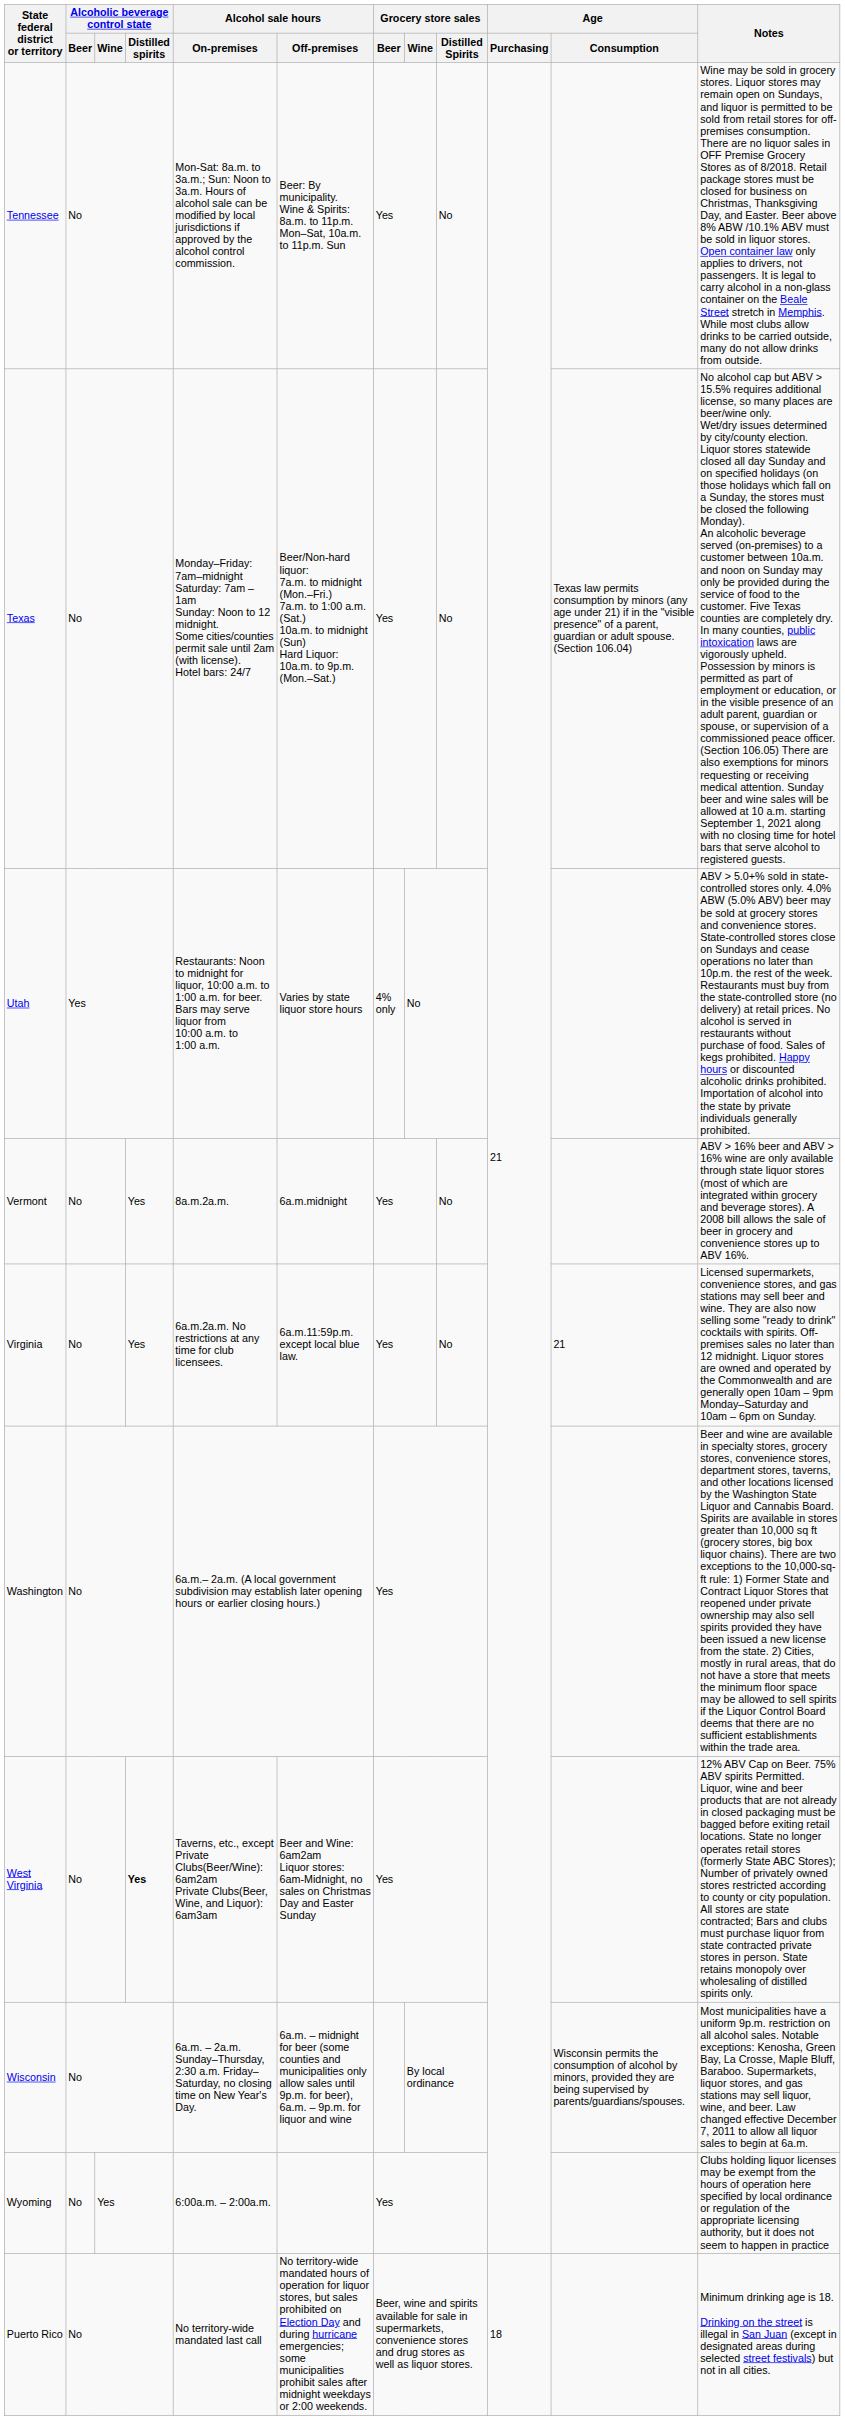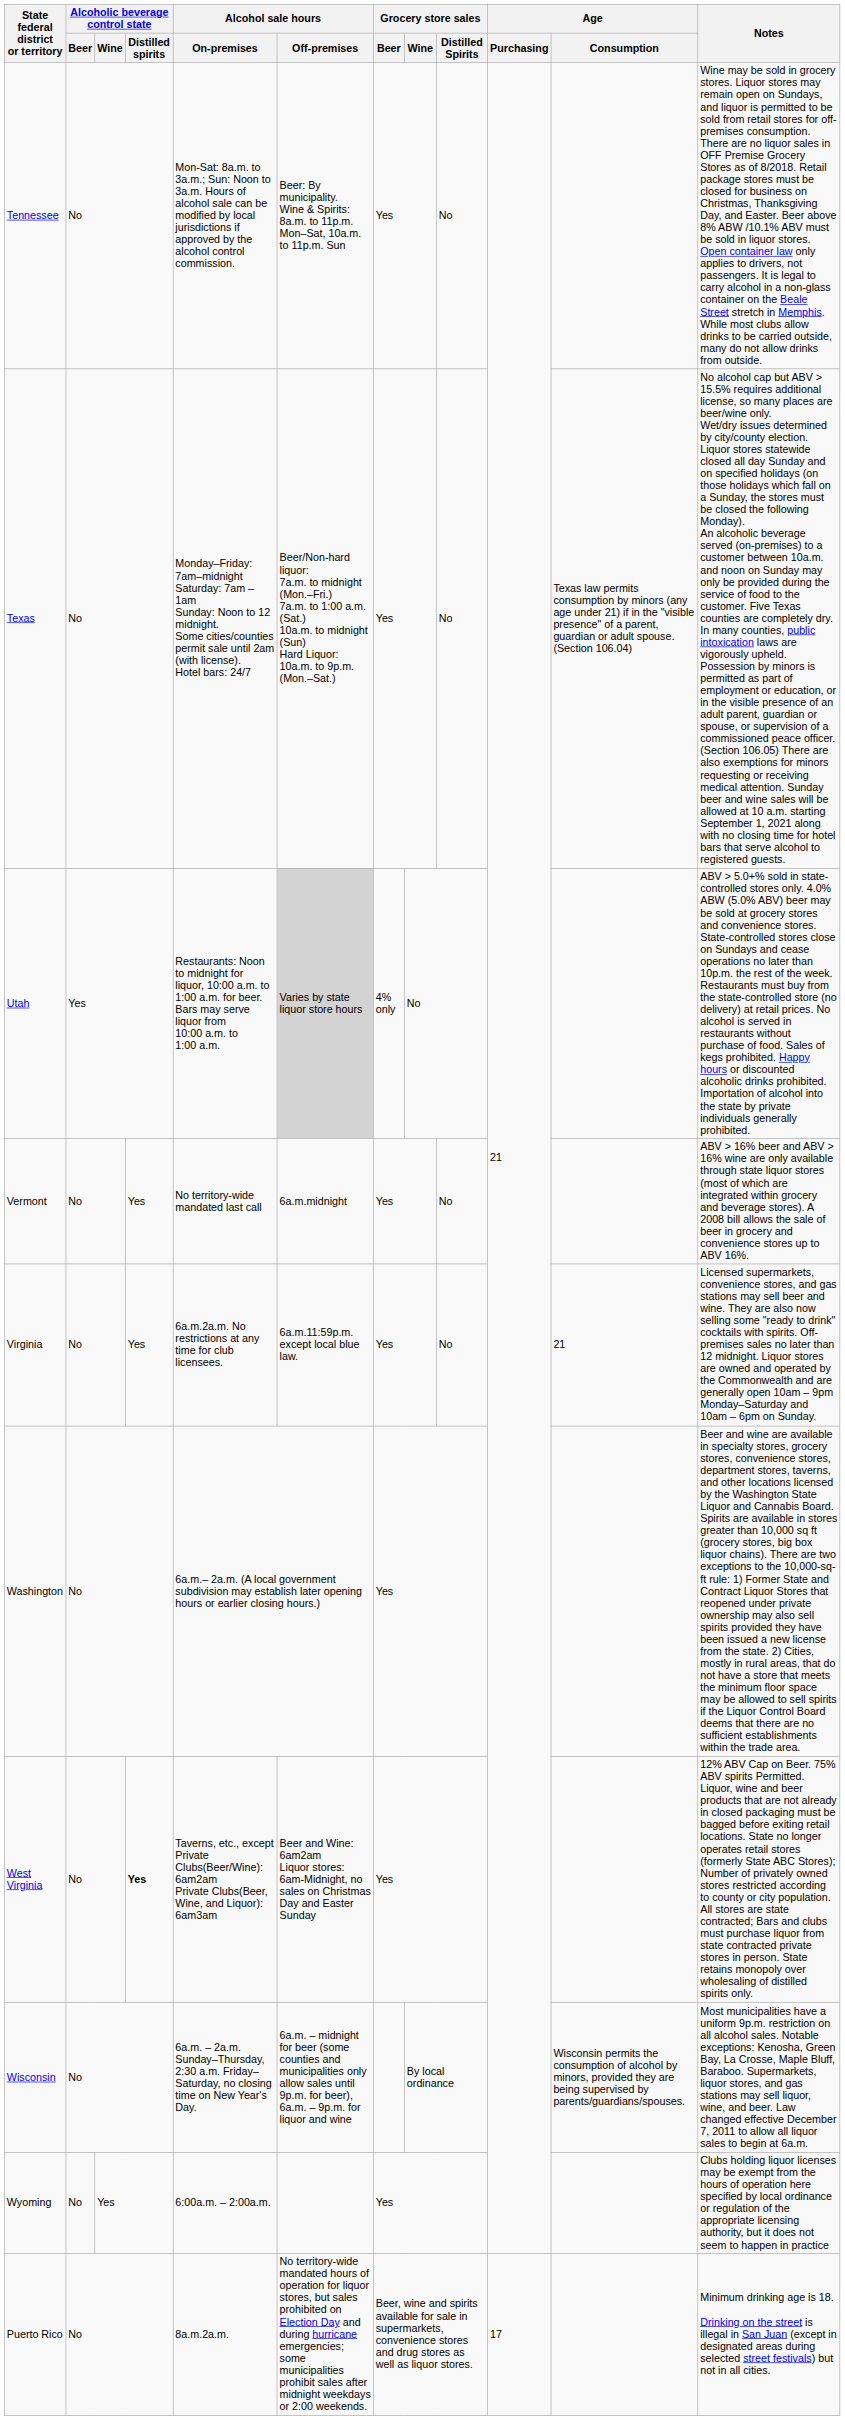(321, 1003) no background -> (321, 1003) lightgrey background
(202, 1201) 8a.m.2a.m. -> (219, 1201) No territory-wide mandated last call
(219, 2334) No territory-wide mandated last call -> (202, 2334) 8a.m.2a.m.
(496, 2334) 18 -> (496, 2334) 17
